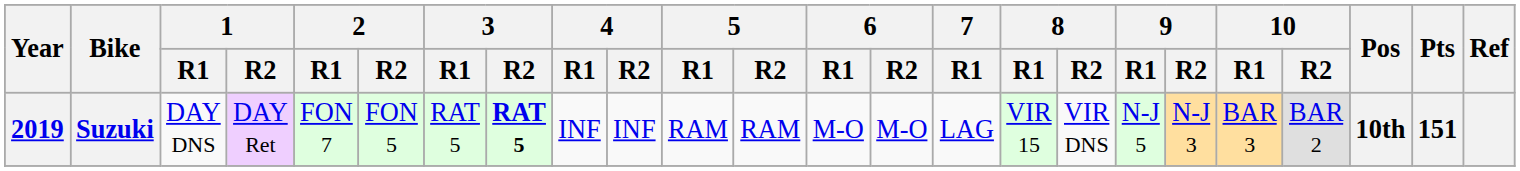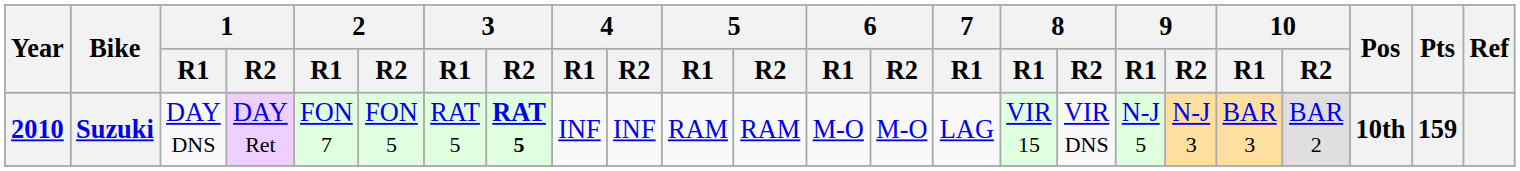(37, 129) 2019 -> (37, 129) 2010
(1437, 129) 151 -> (1437, 129) 159
